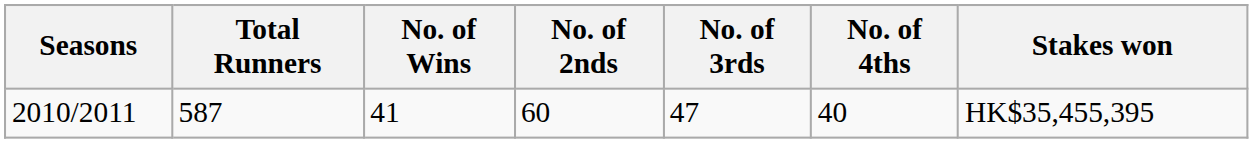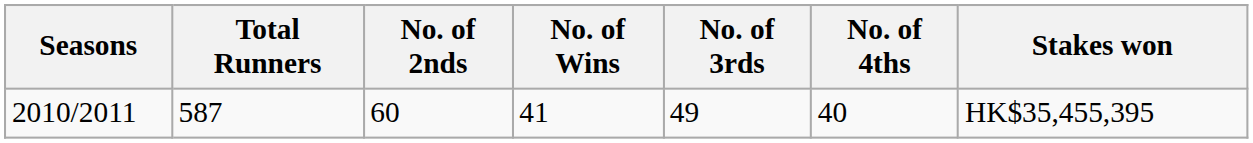columns swapped: (439, 46) <-> (588, 46)
(684, 112) 47 -> (684, 112) 49
